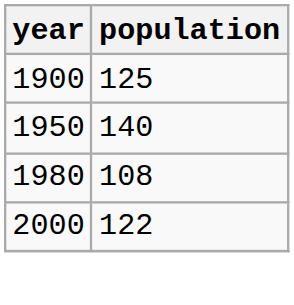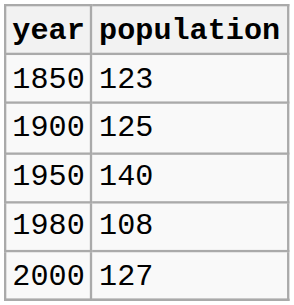+ row: (49, 79)
(126, 226) 122 -> (126, 276) 127
